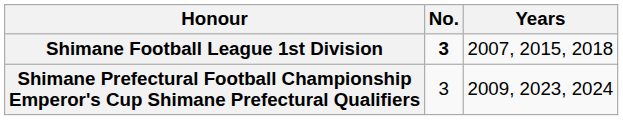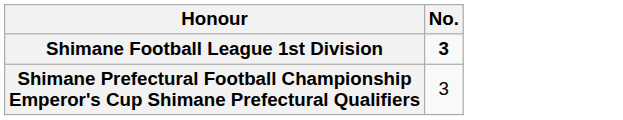- column: (540, 19)
